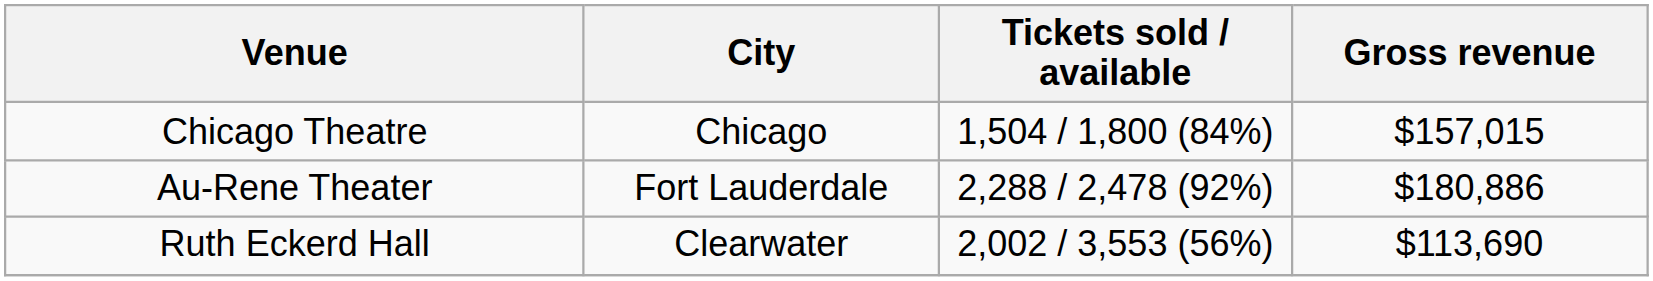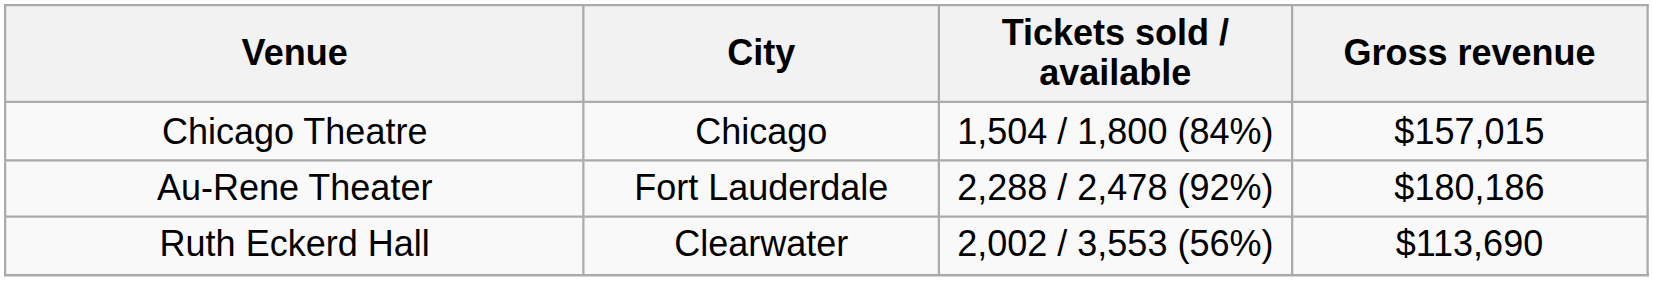(1469, 187) $180,886 -> (1469, 187) $180,186
